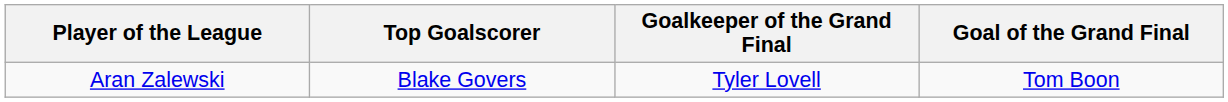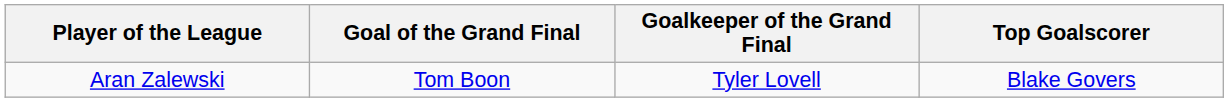columns swapped: (462, 33) <-> (1071, 33)
